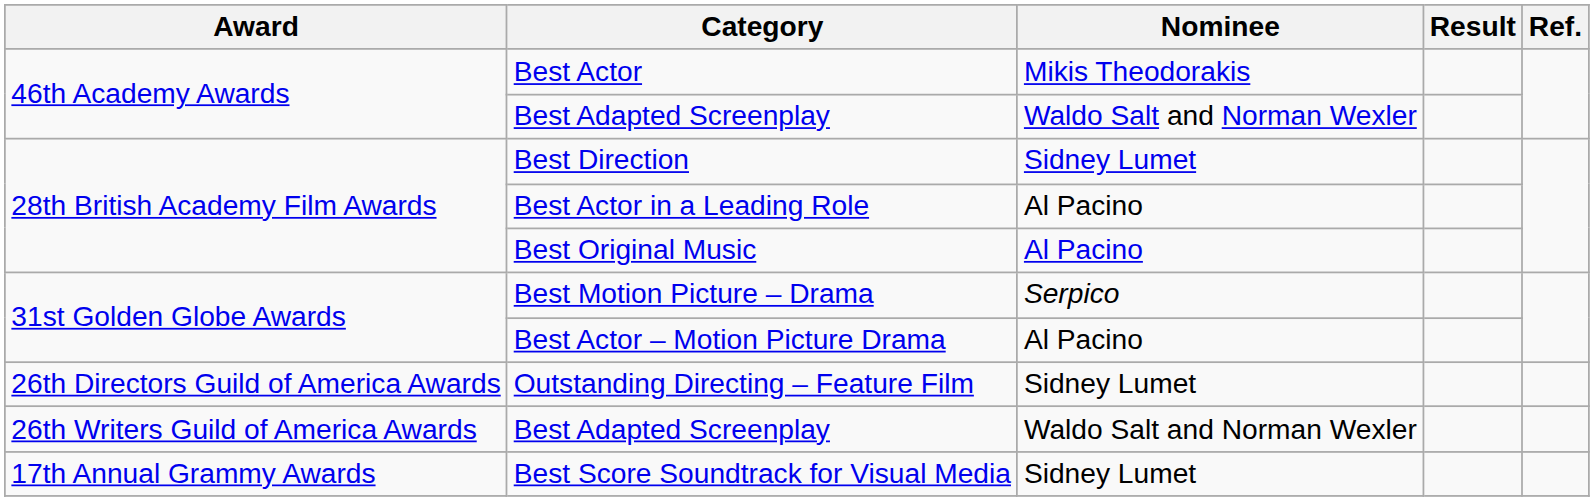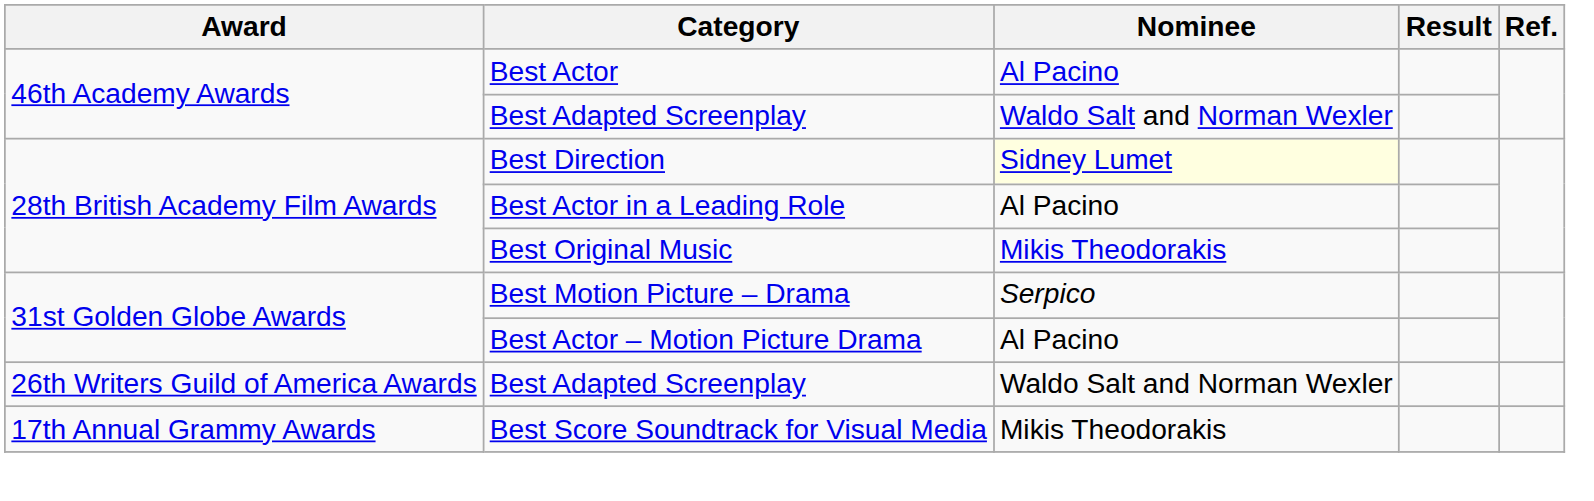(1137, 71) Mikis Theodorakis -> (1059, 71) Al Pacino
(1110, 160) no background -> (1086, 160) lightyellow background
(1083, 250) Al Pacino -> (1113, 250) Mikis Theodorakis
- row: (256, 384)
(1110, 473) Sidney Lumet -> (1113, 428) Mikis Theodorakis
